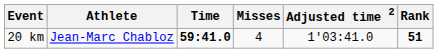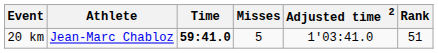(259, 38) 4 -> (259, 38) 5
(415, 38) bold -> (415, 38) normal
